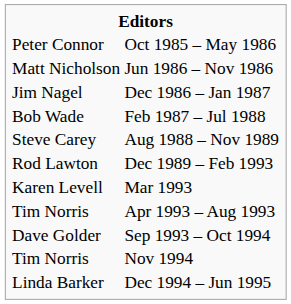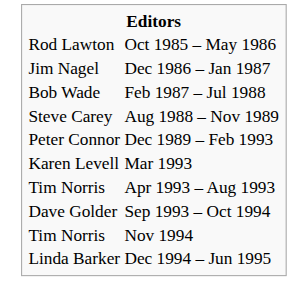(58, 45) Peter Connor -> (71, 45) Rod Lawton
- row: (199, 68)
(55, 164) Rod Lawton -> (74, 140) Peter Connor
